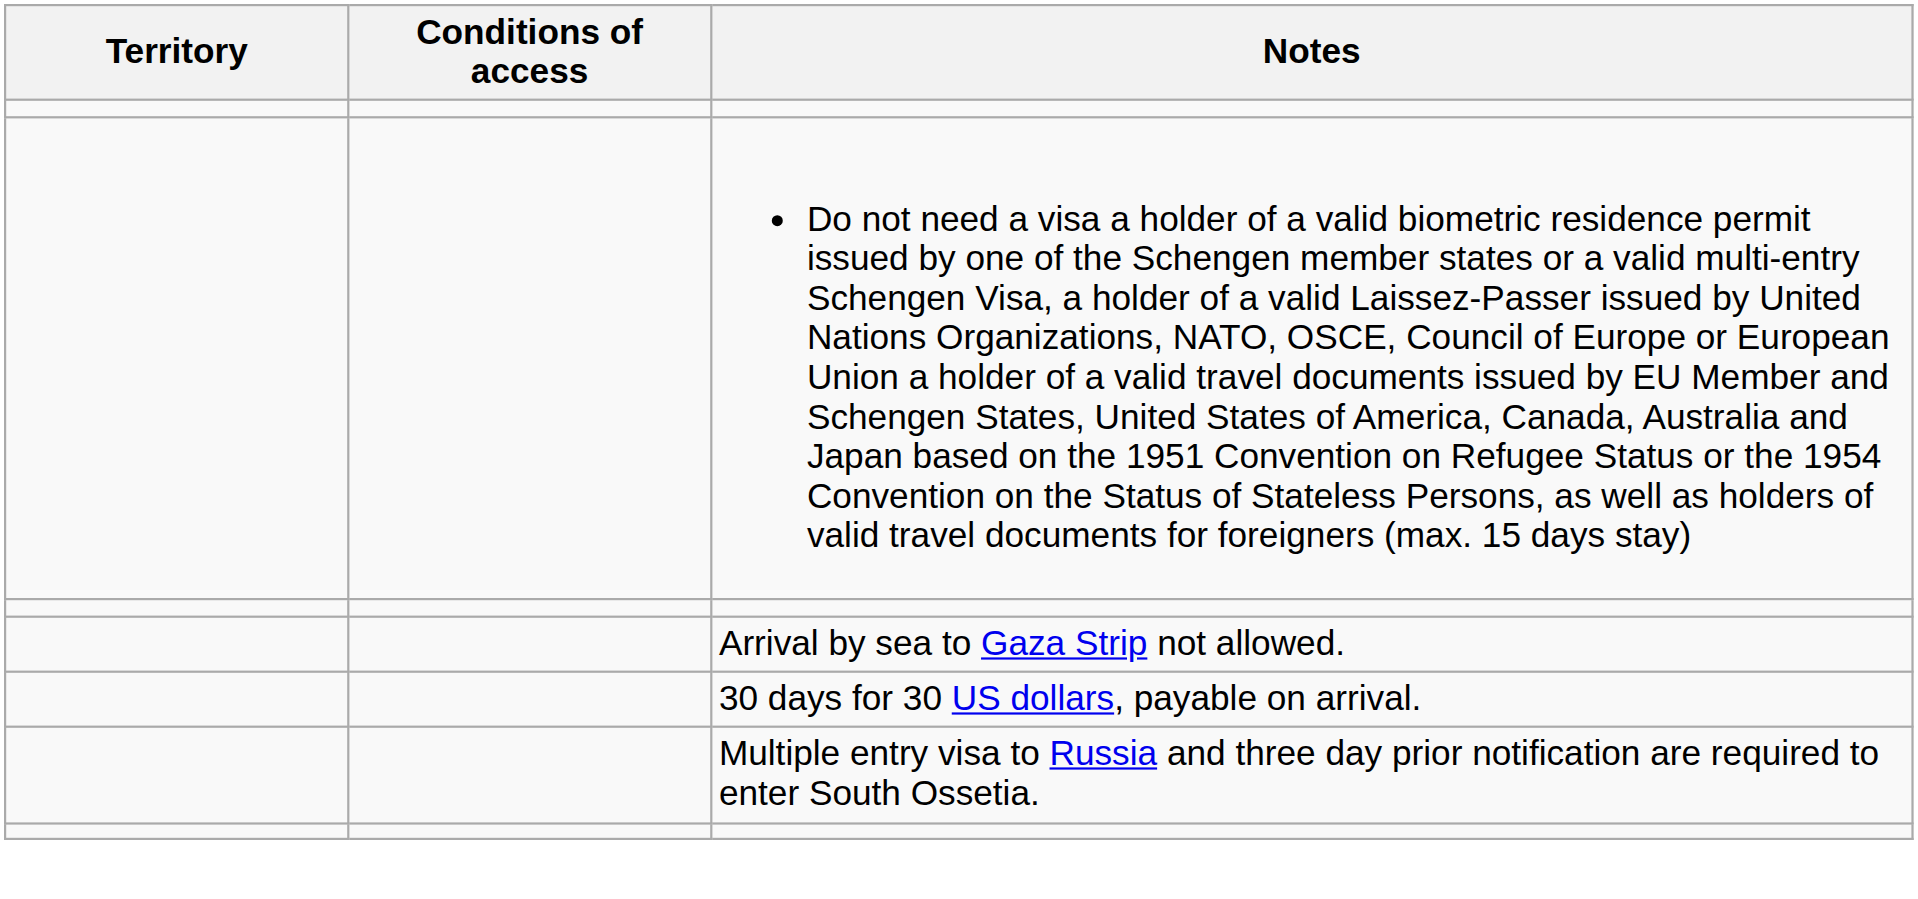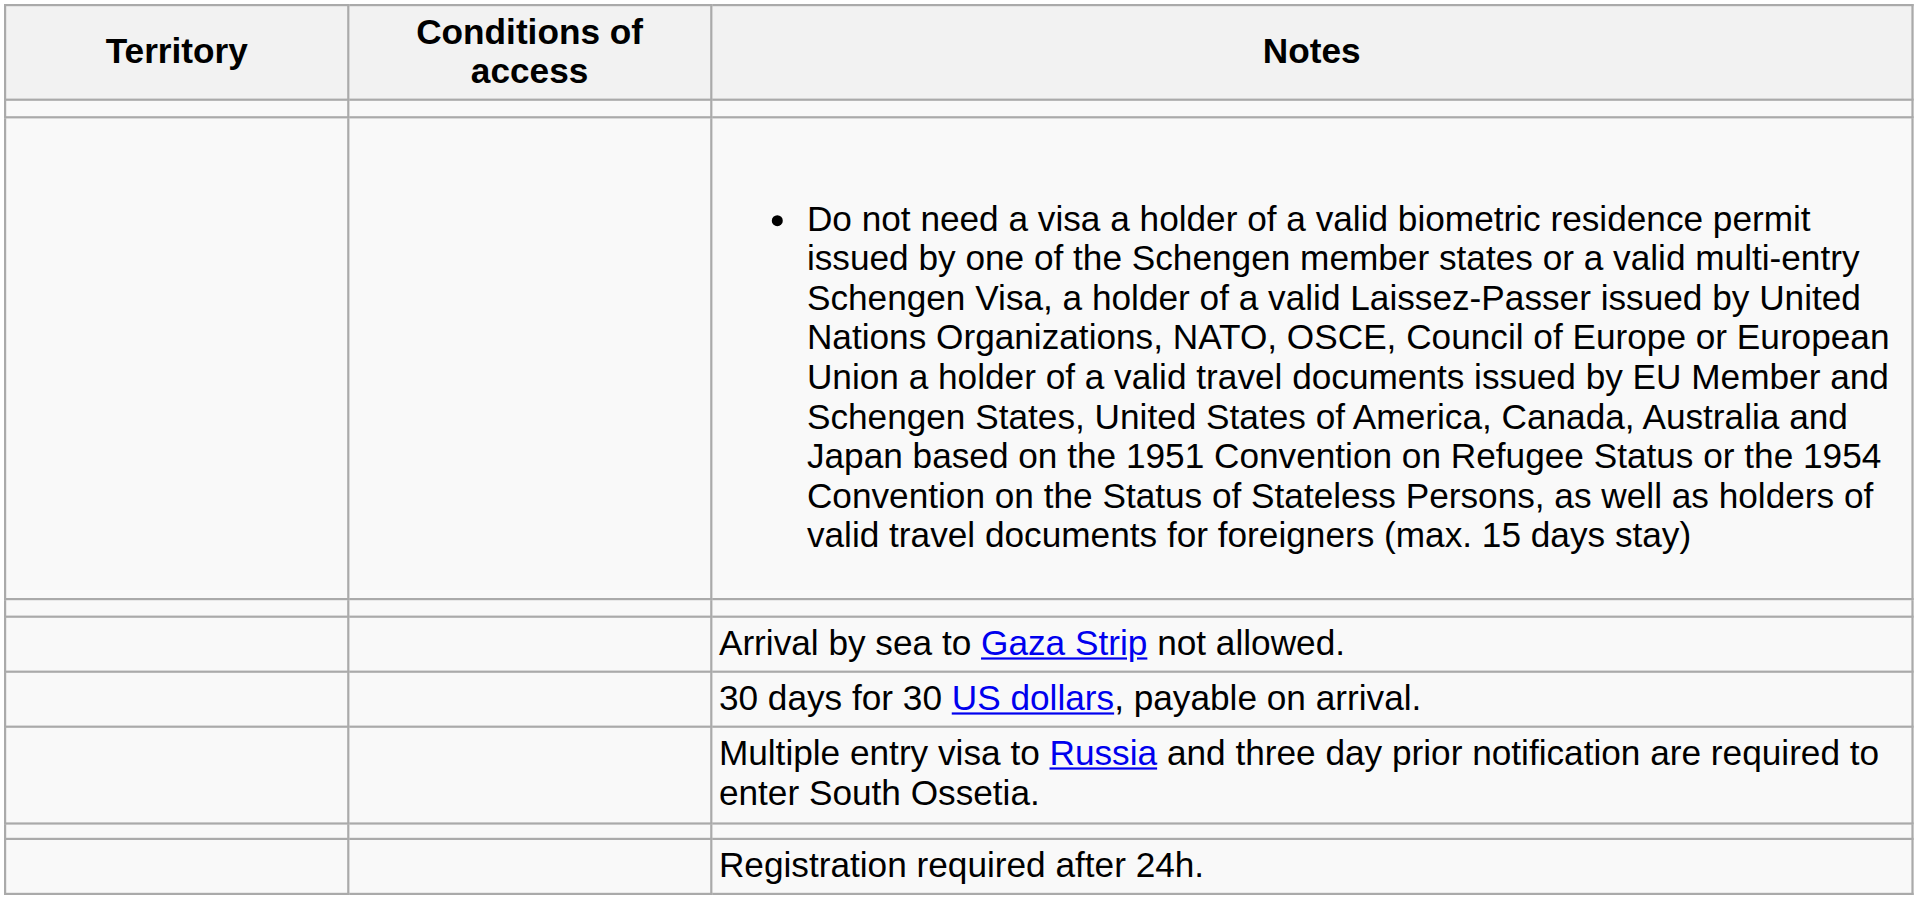+ row: (177, 867)
